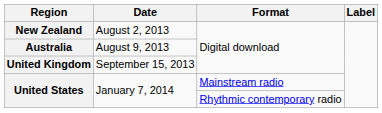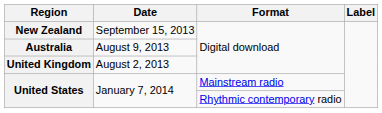(132, 30) August 2, 2013 -> (145, 30) September 15, 2013
(145, 64) September 15, 2013 -> (132, 64) August 2, 2013
